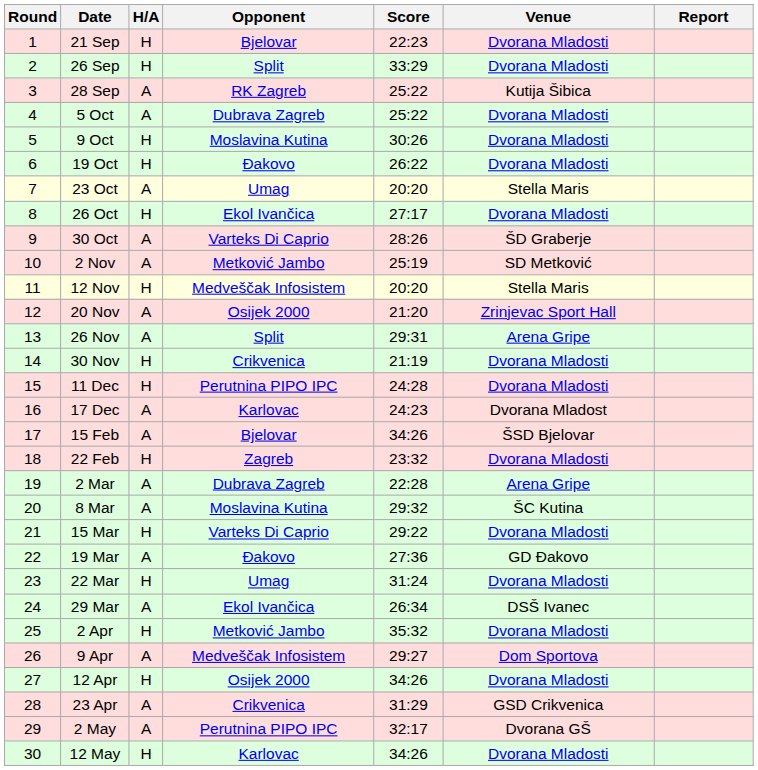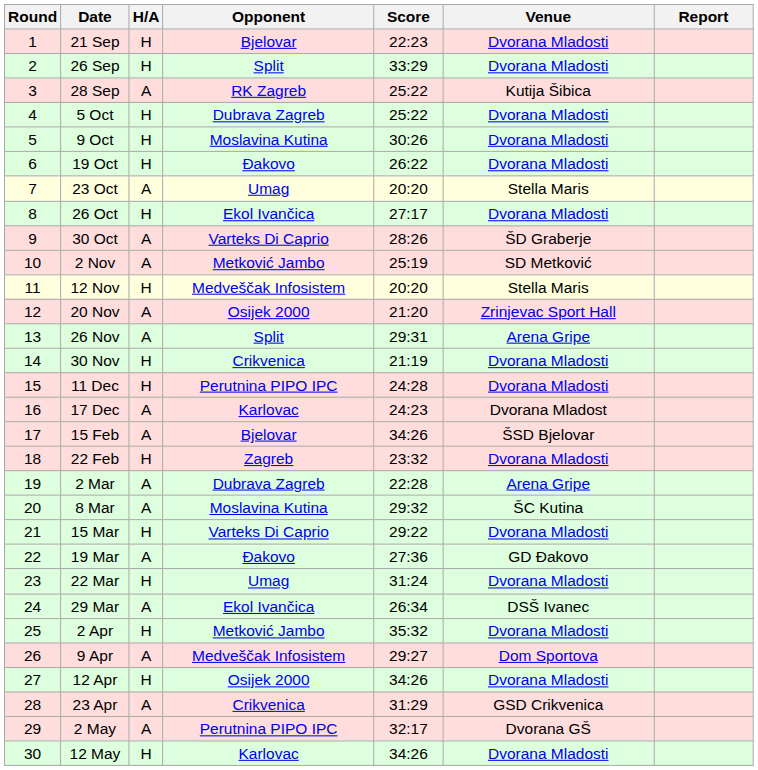(146, 115) A -> (146, 115) H
